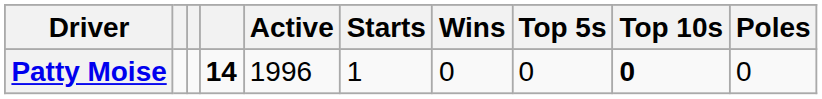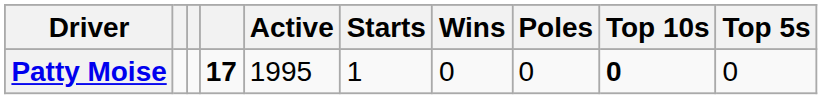columns swapped: (562, 27) <-> (773, 27)
(221, 72) 14 -> (221, 72) 17
(281, 72) 1996 -> (281, 72) 1995
